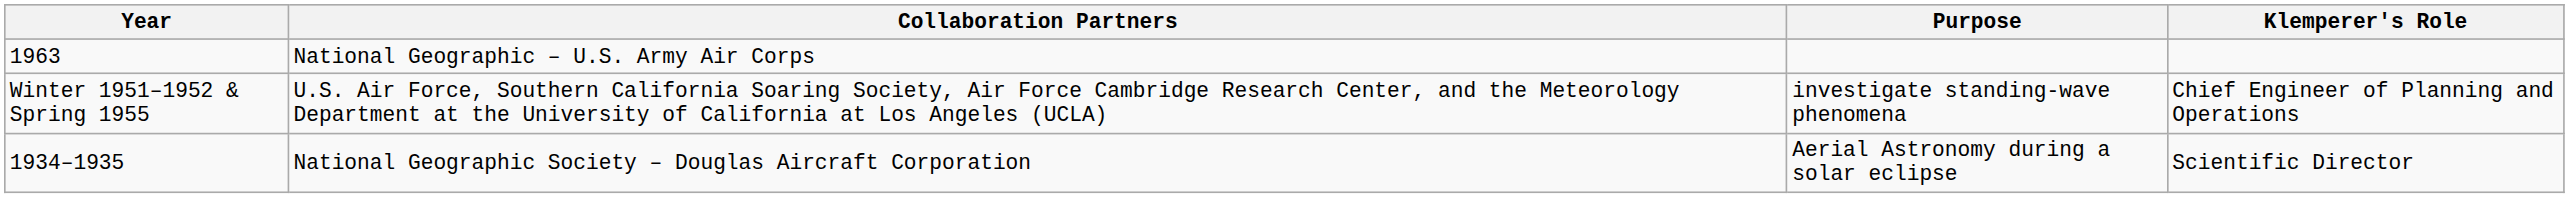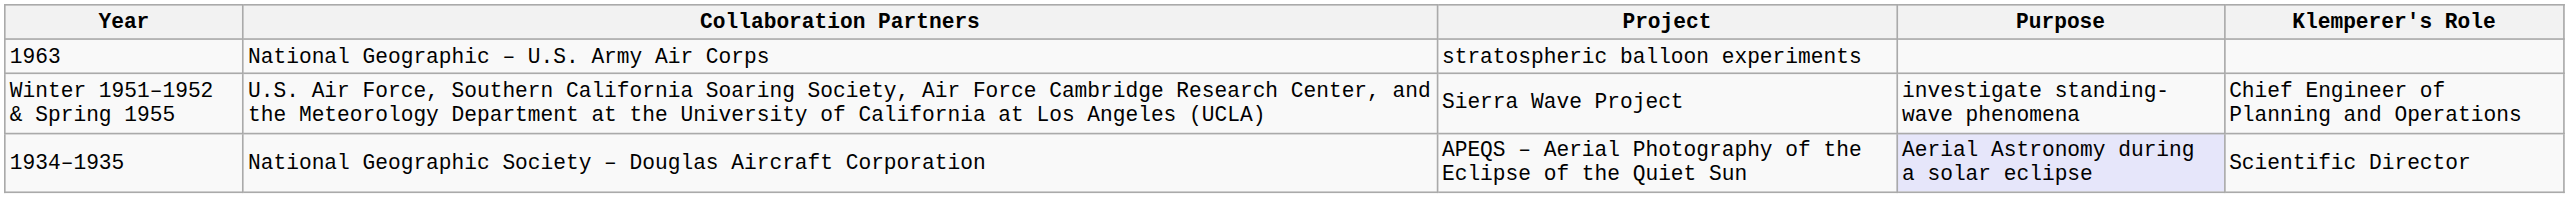+ column: (1667, 22)
(1951, 162) no background -> (2048, 162) lavender background
